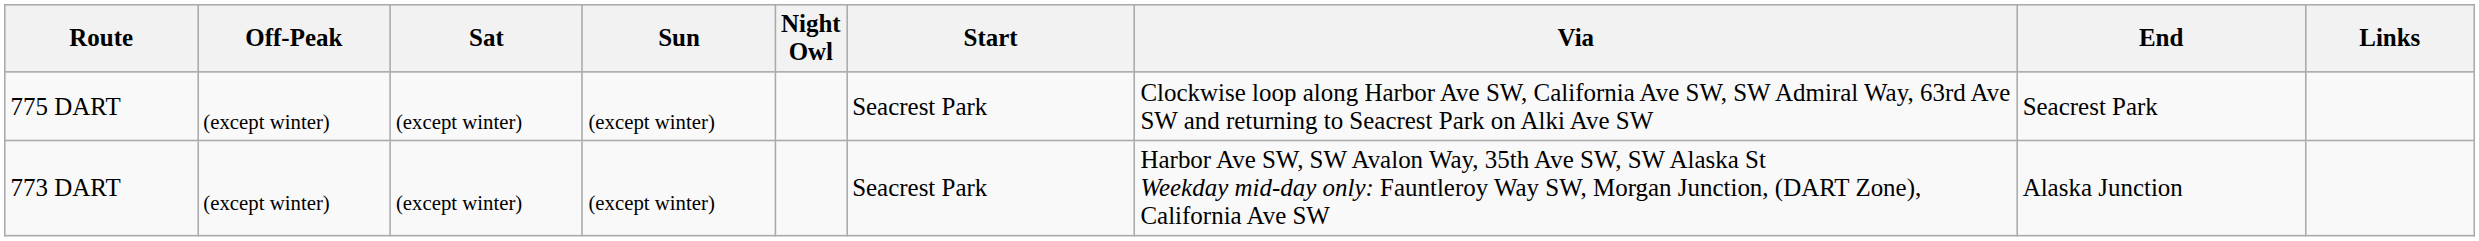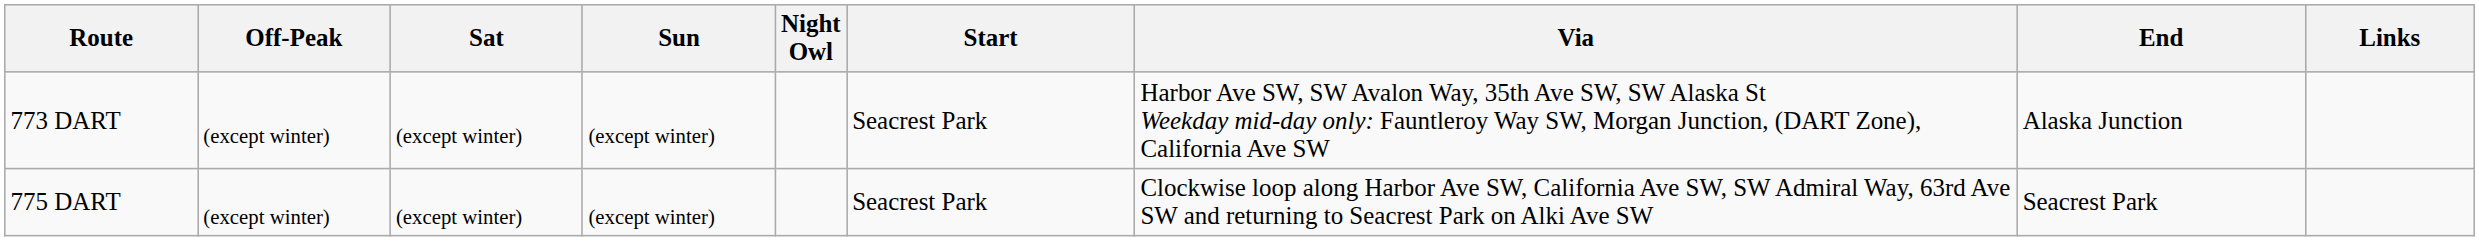rows swapped: (66, 187) <-> (66, 105)
